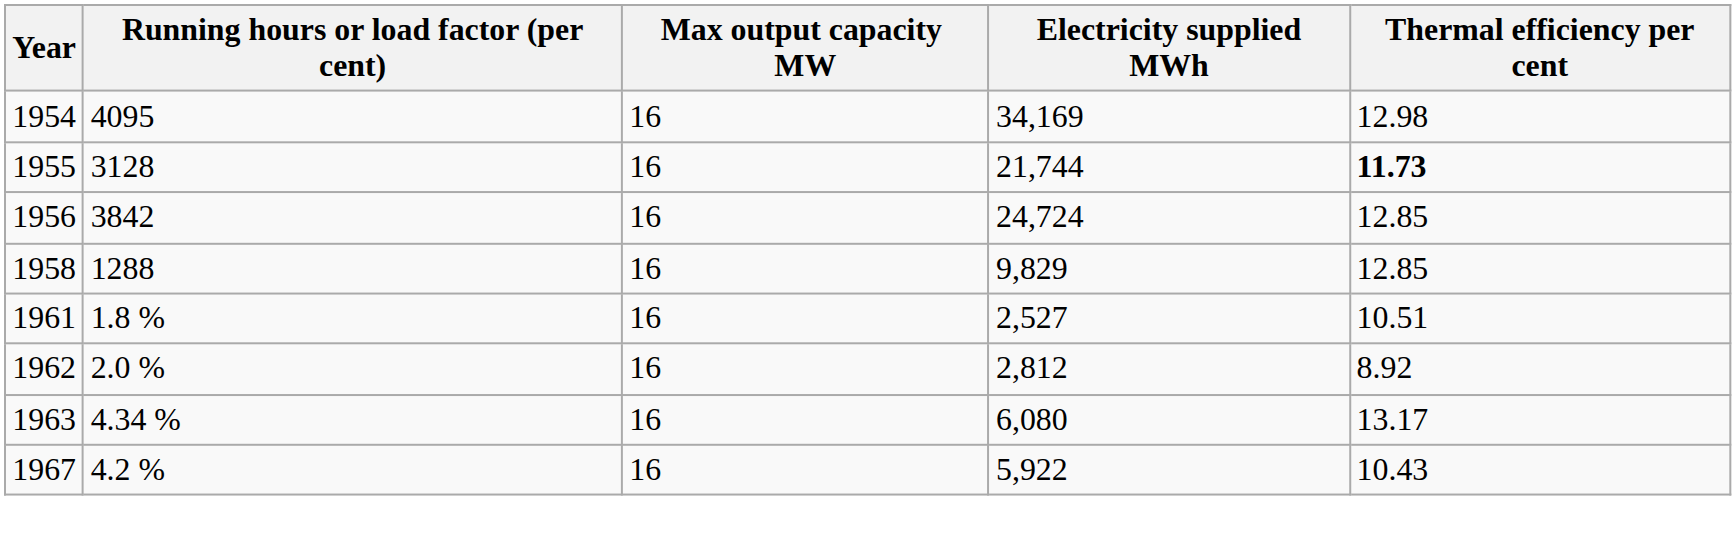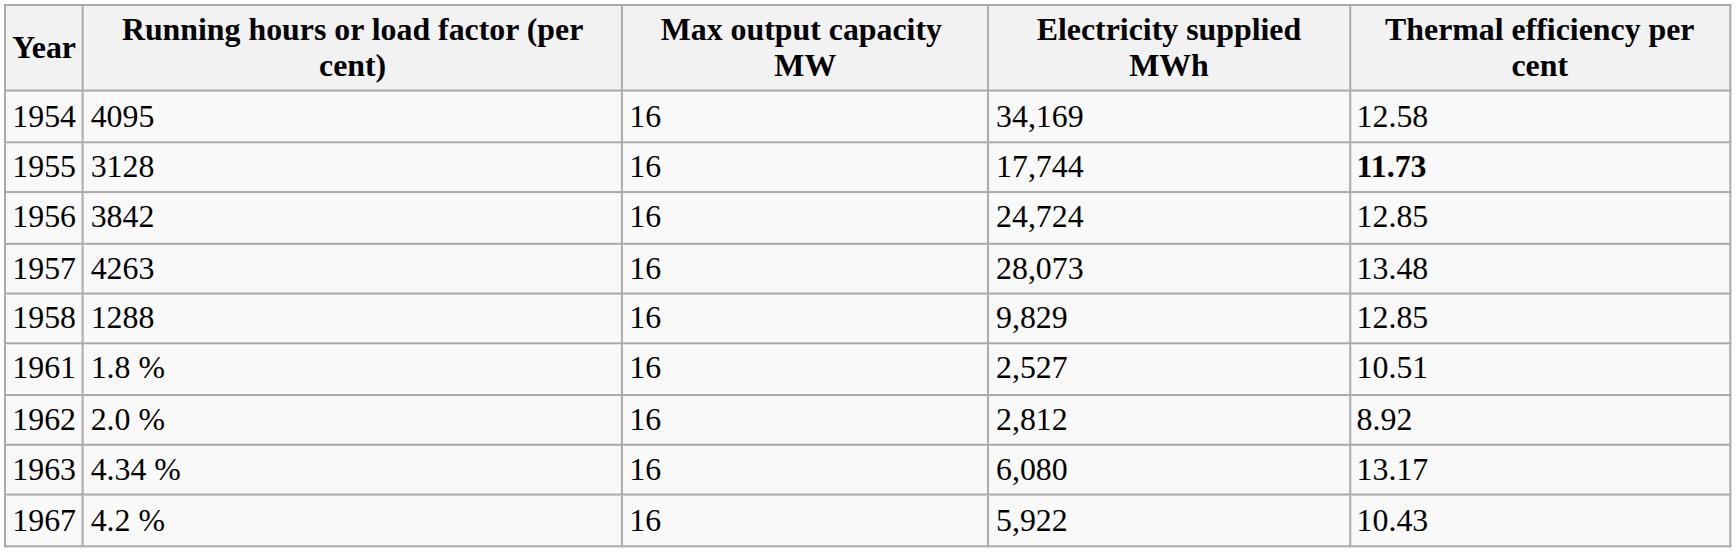(1392, 116) 12.98 -> (1392, 116) 12.58
(1040, 166) 21,744 -> (1040, 166) 17,744
+ row: (44, 267)
